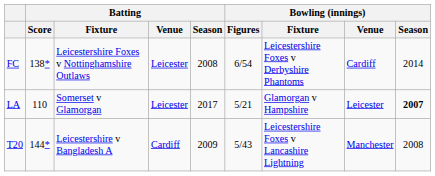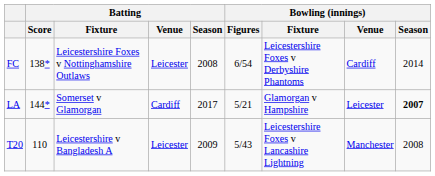(40, 104) 110 -> (40, 104) 144*
(169, 104) Leicester -> (165, 104) Cardiff
(40, 145) 144* -> (40, 145) 110
(165, 145) Cardiff -> (169, 145) Leicester
